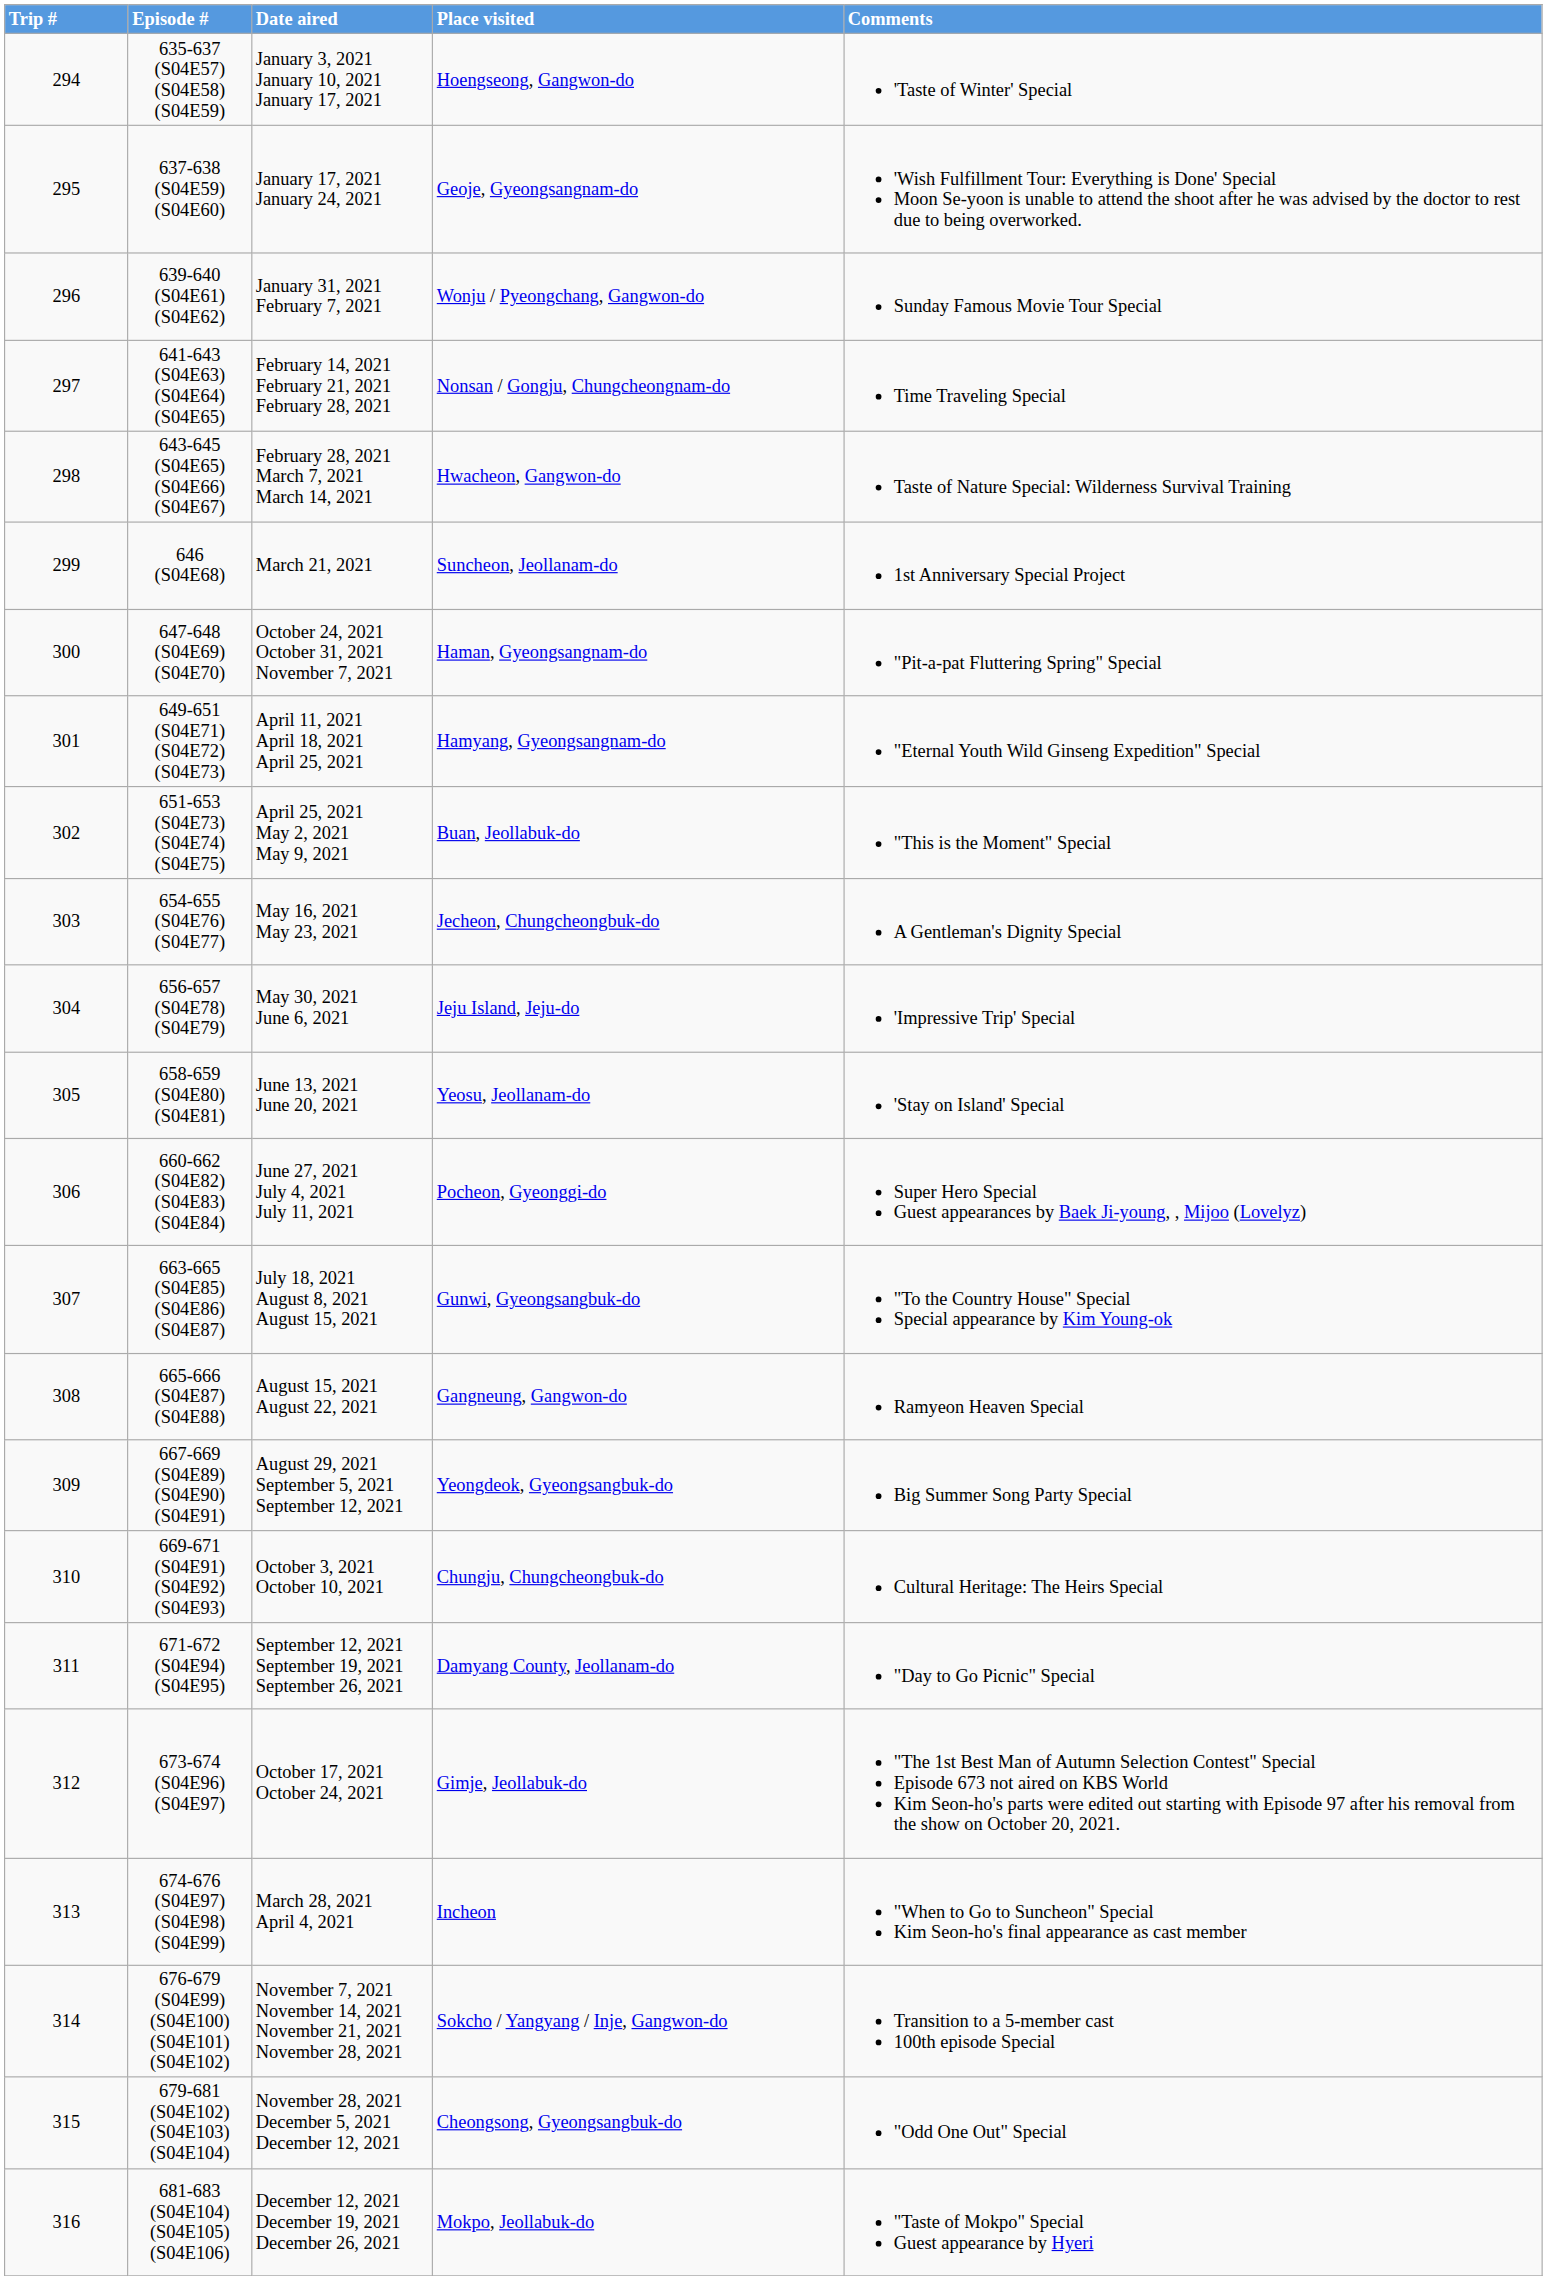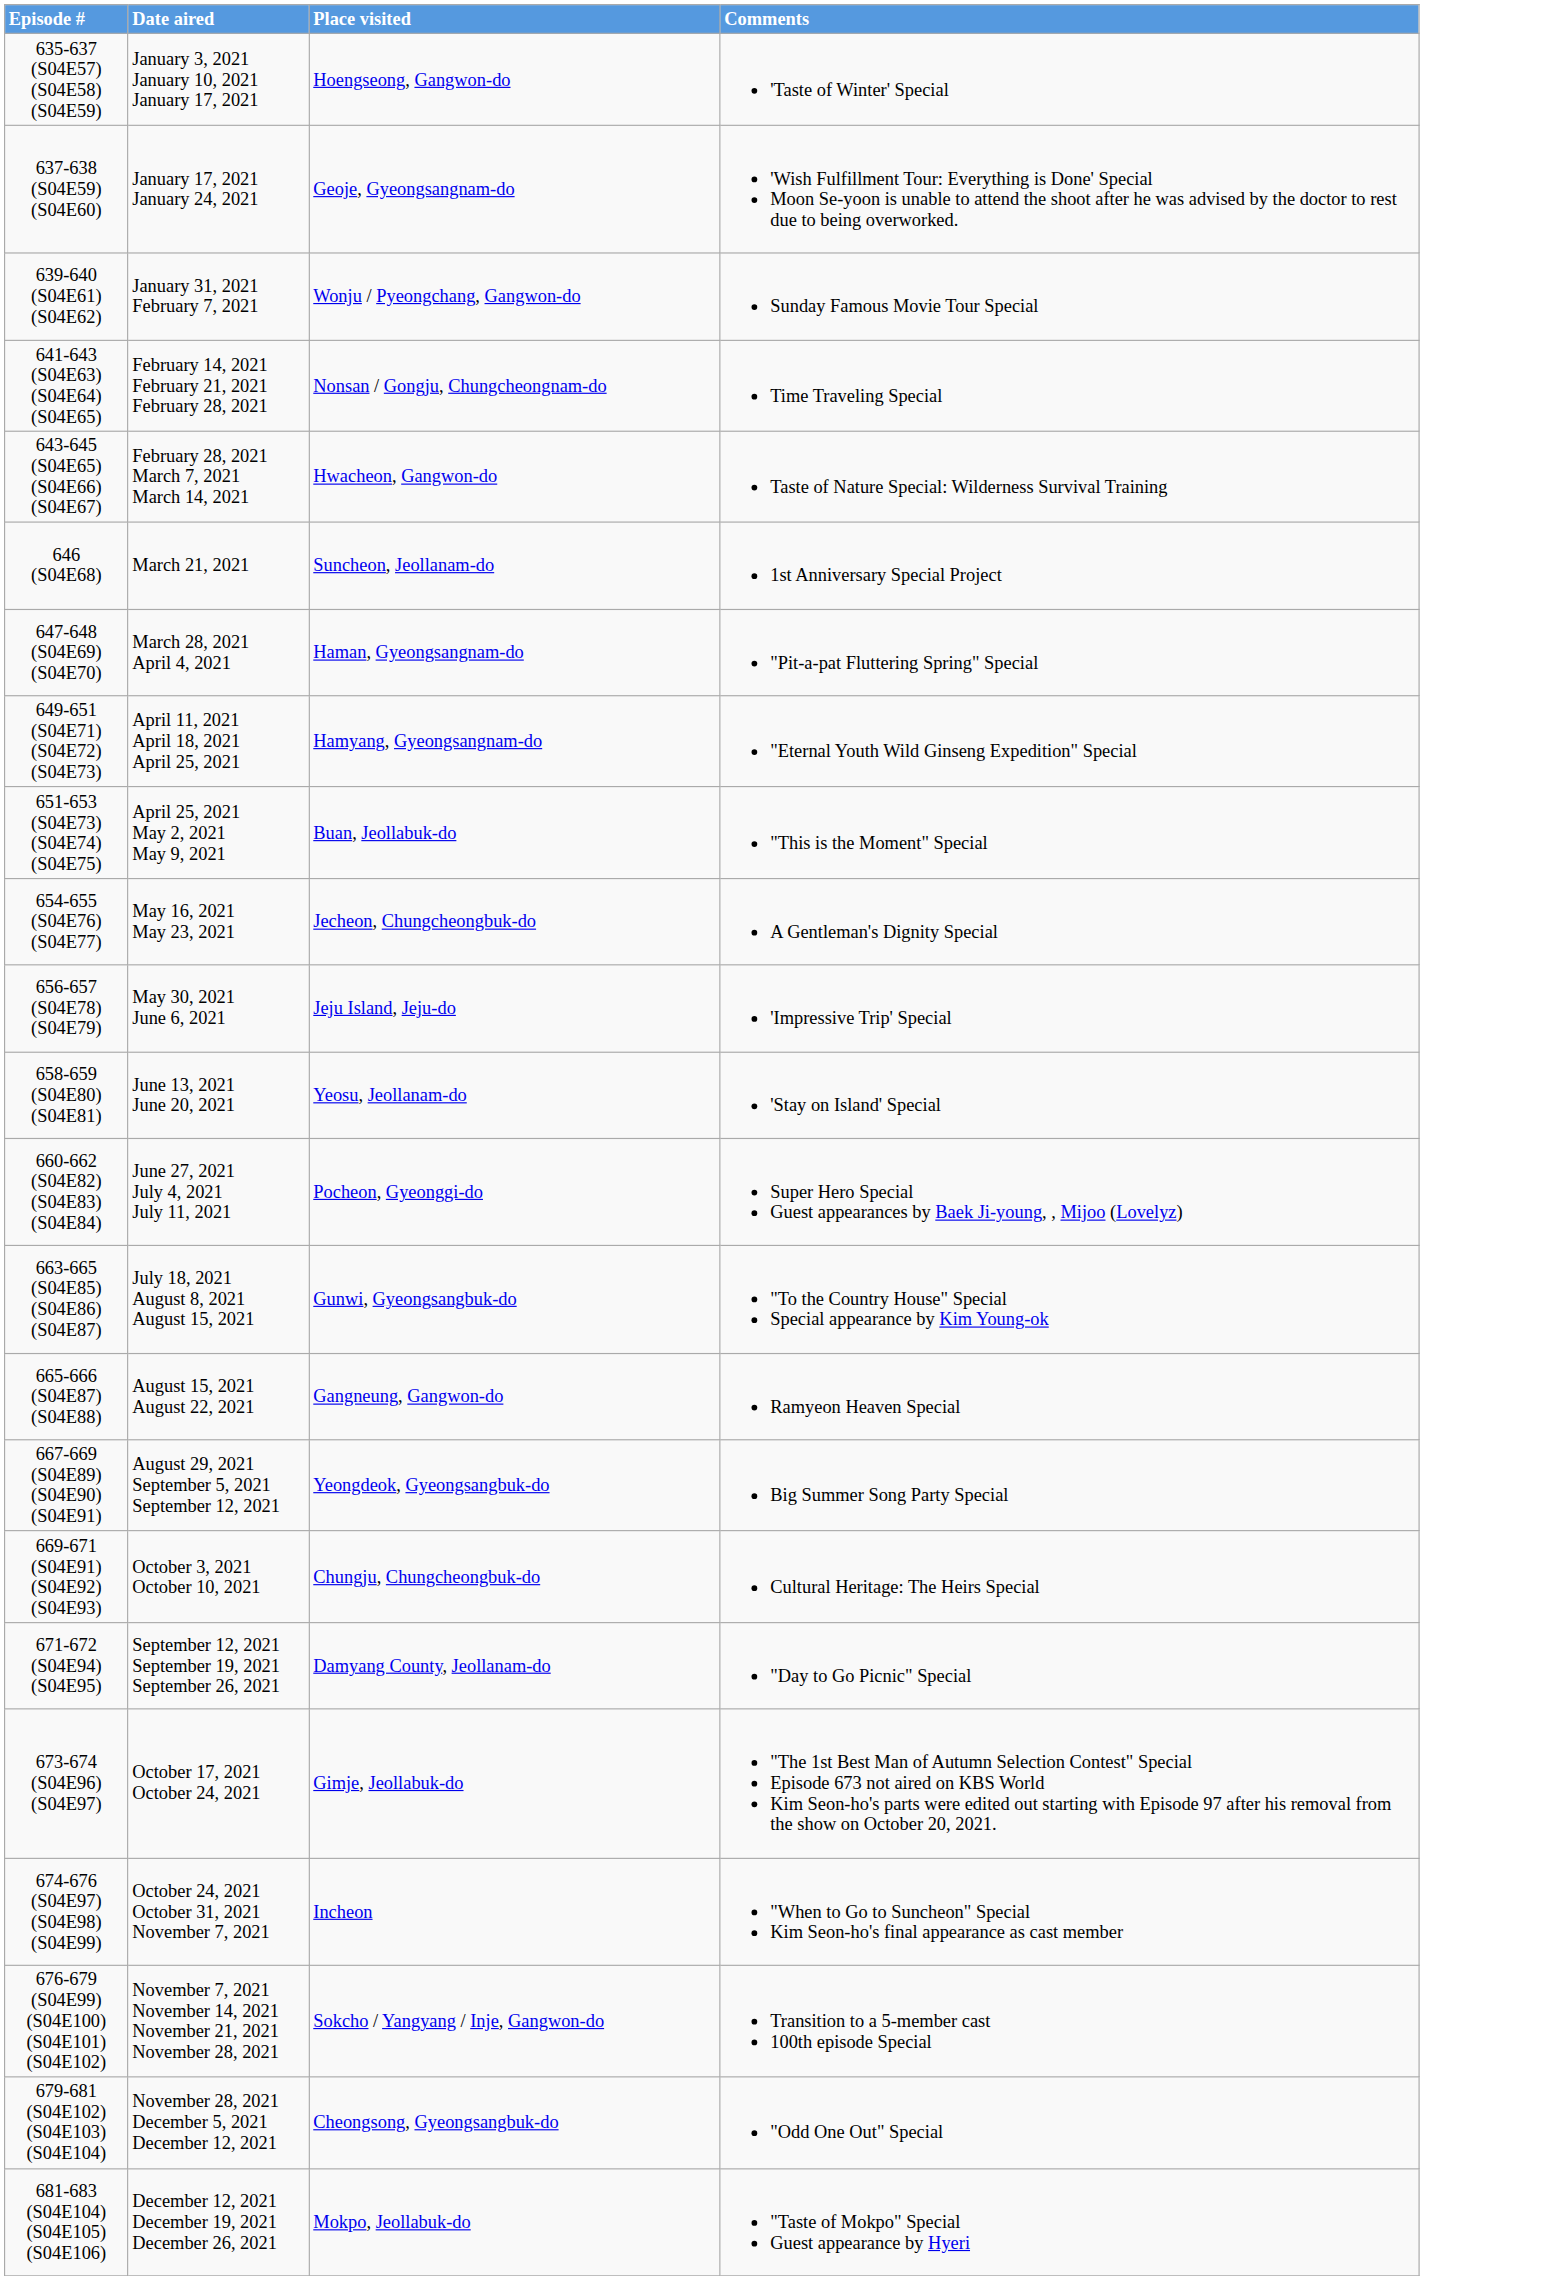- column: (33, 19)
(325, 652) October 24, 2021 October 31, 2021 November 7, 2021 -> (191, 652) March 28, 2021 April 4, 2021
(314, 1911) March 28, 2021 April 4, 2021 -> (201, 1911) October 24, 2021 October 31, 2021 November 7, 2021
